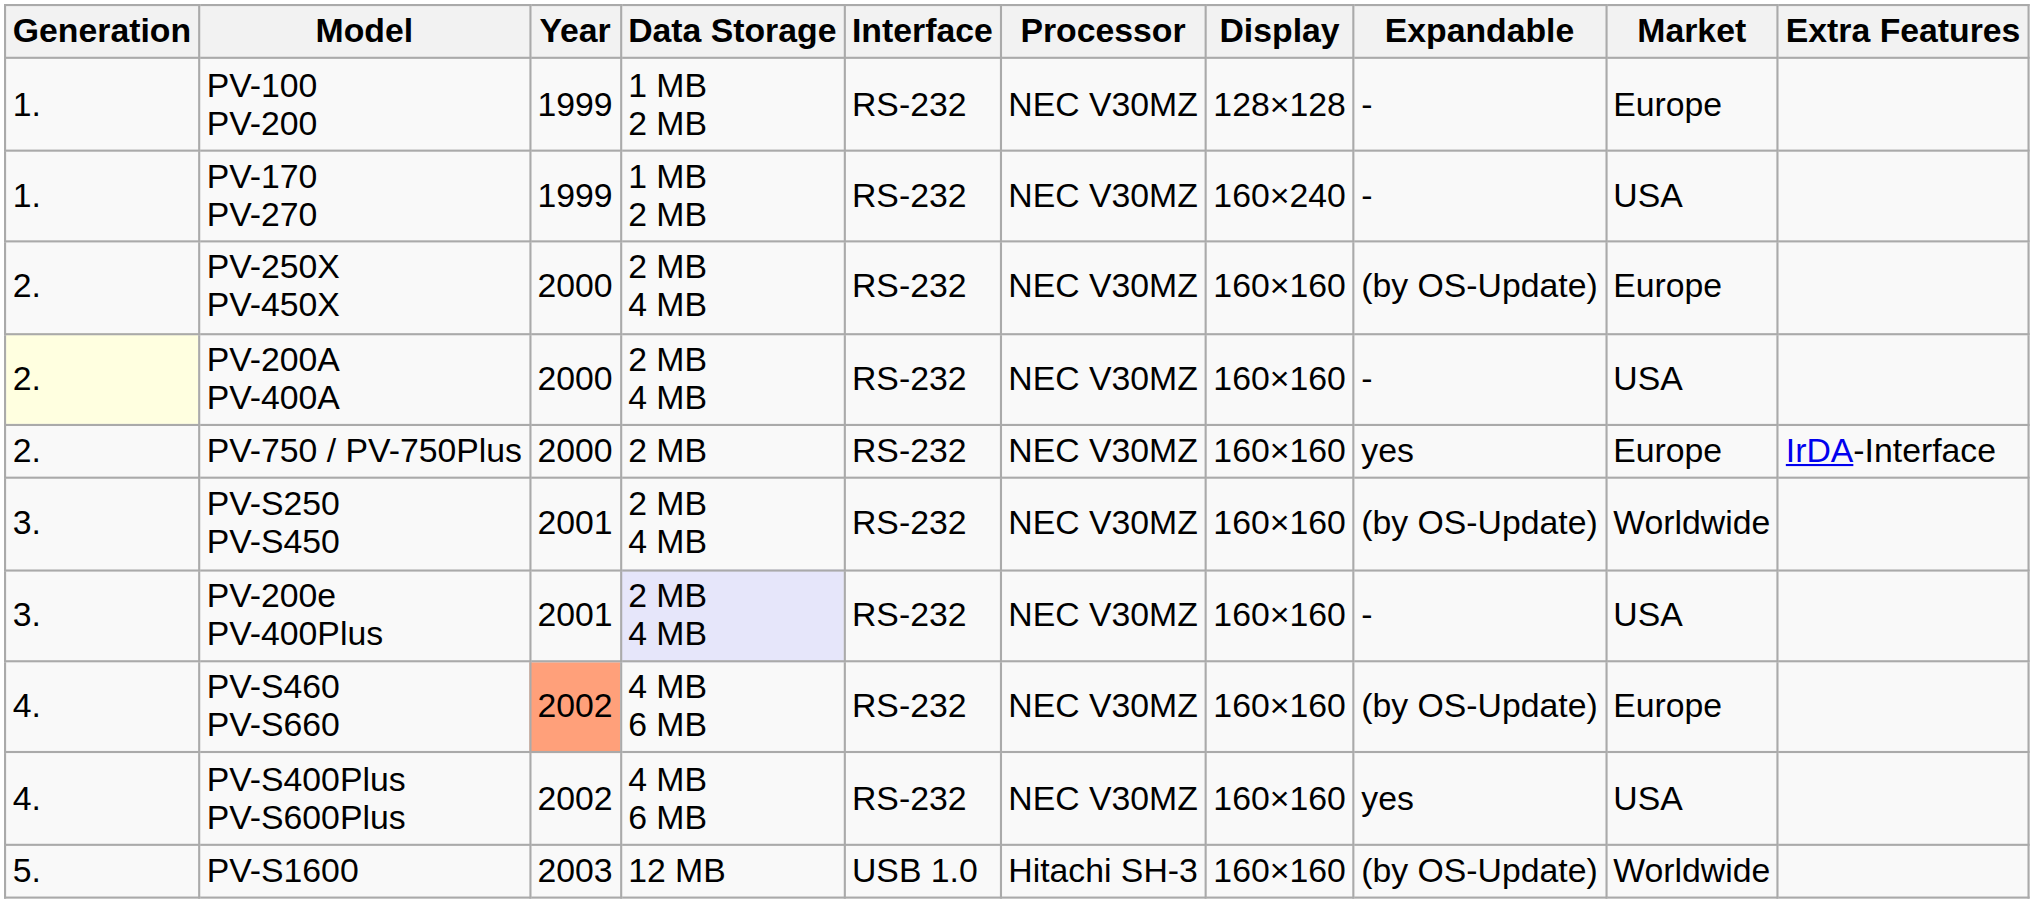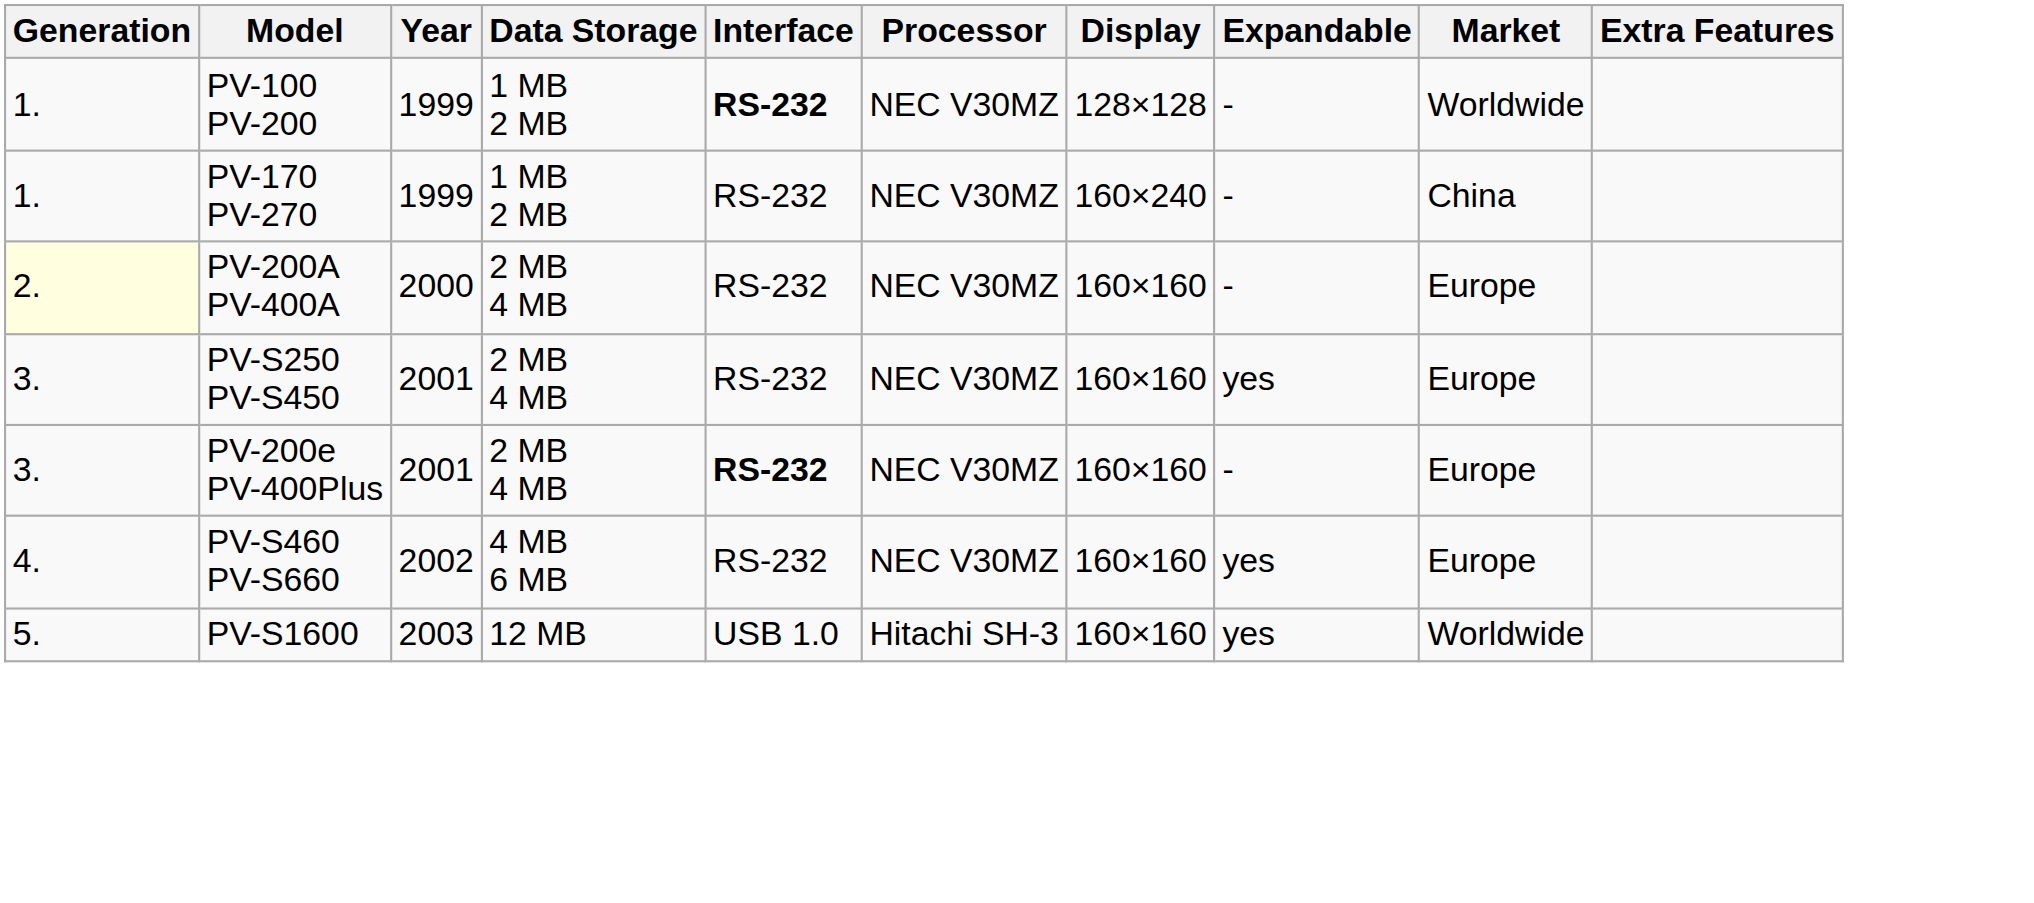(909, 103) normal -> (770, 103) bold
(1668, 103) Europe -> (1506, 103) Worldwide
(1648, 195) USA -> (1472, 195) China
- row: (273, 286)
(1648, 378) USA -> (1482, 286) Europe
- row: (364, 450)
(1479, 523) (by OS-Update) -> (1249, 378) yes
(1692, 523) Worldwide -> (1482, 378) Europe
(668, 614) lavender background -> (529, 469) no background
(909, 614) normal -> (770, 469) bold
(1648, 614) USA -> (1482, 469) Europe
(575, 706) lightsalmon background -> (436, 561) no background
(1479, 706) (by OS-Update) -> (1249, 561) yes
- row: (306, 797)
(1479, 870) (by OS-Update) -> (1249, 633) yes
